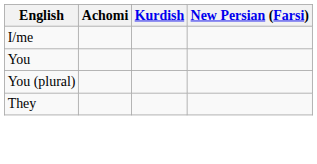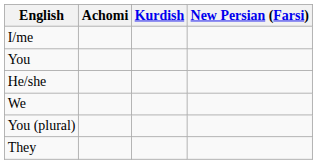+ row: (27, 81)
+ row: (17, 103)
